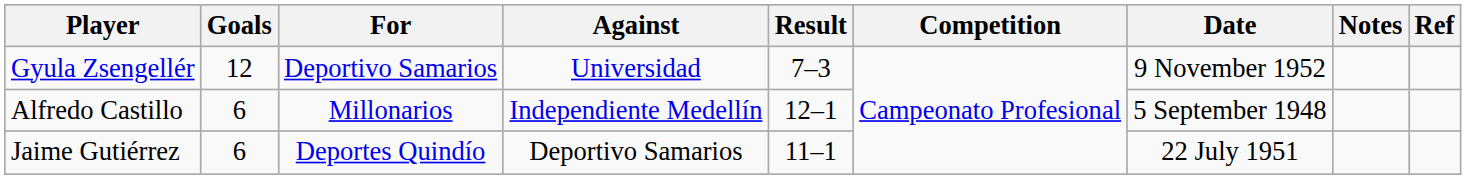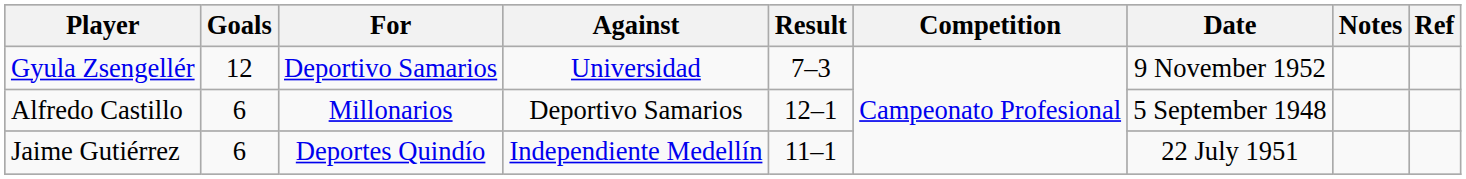(636, 109) Independiente Medellín -> (636, 109) Deportivo Samarios
(636, 151) Deportivo Samarios -> (636, 151) Independiente Medellín
